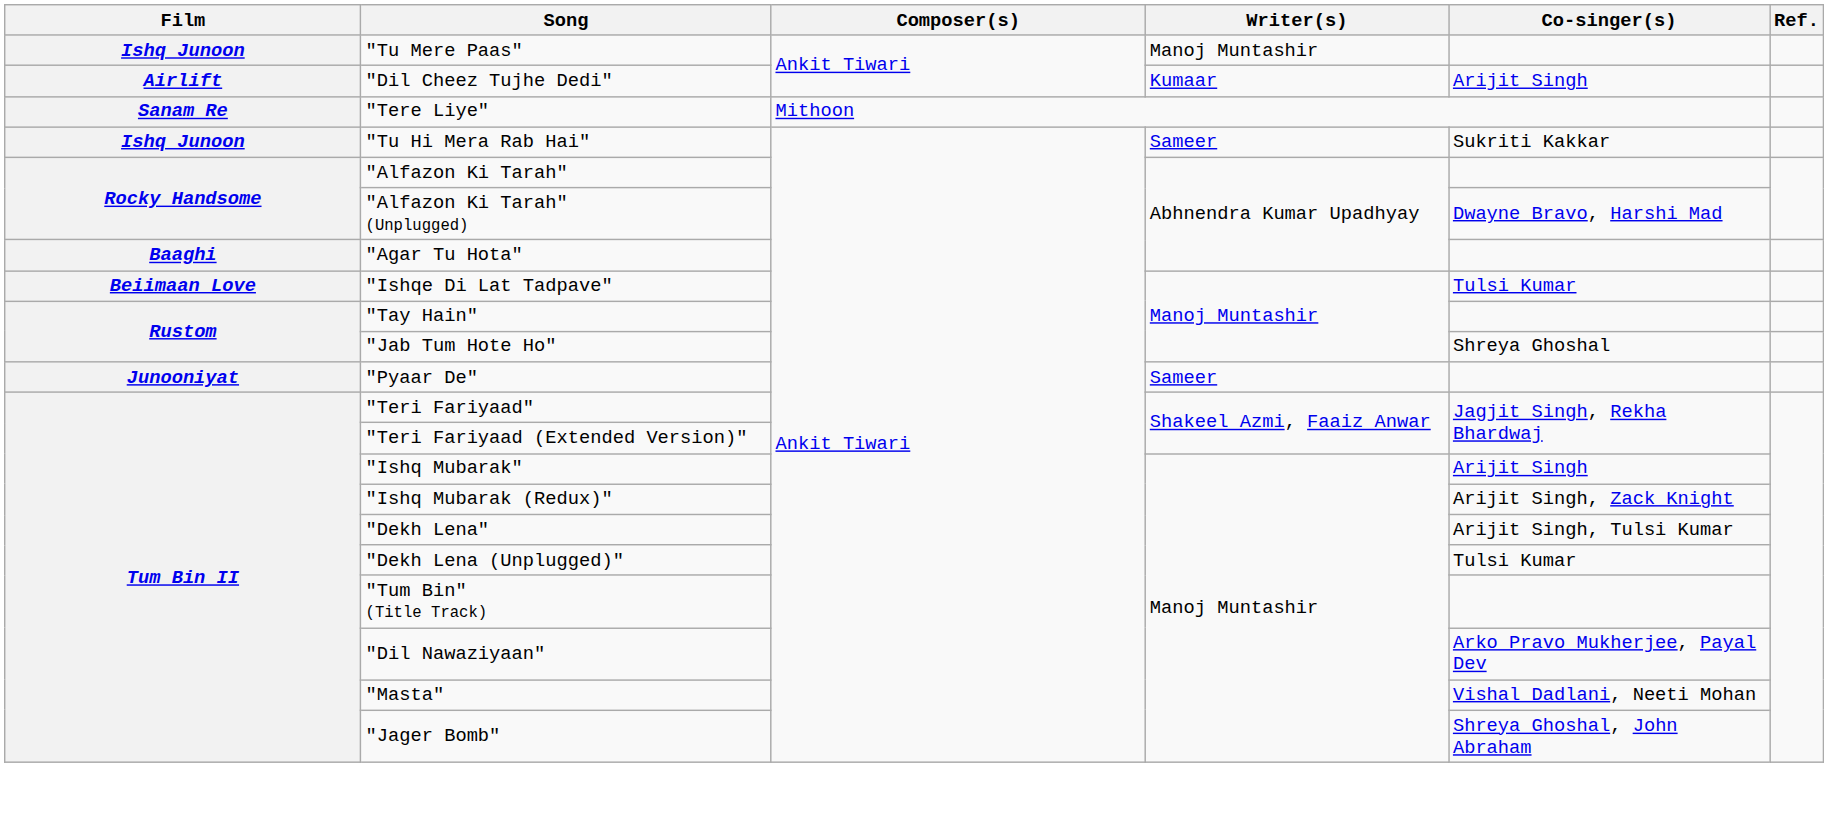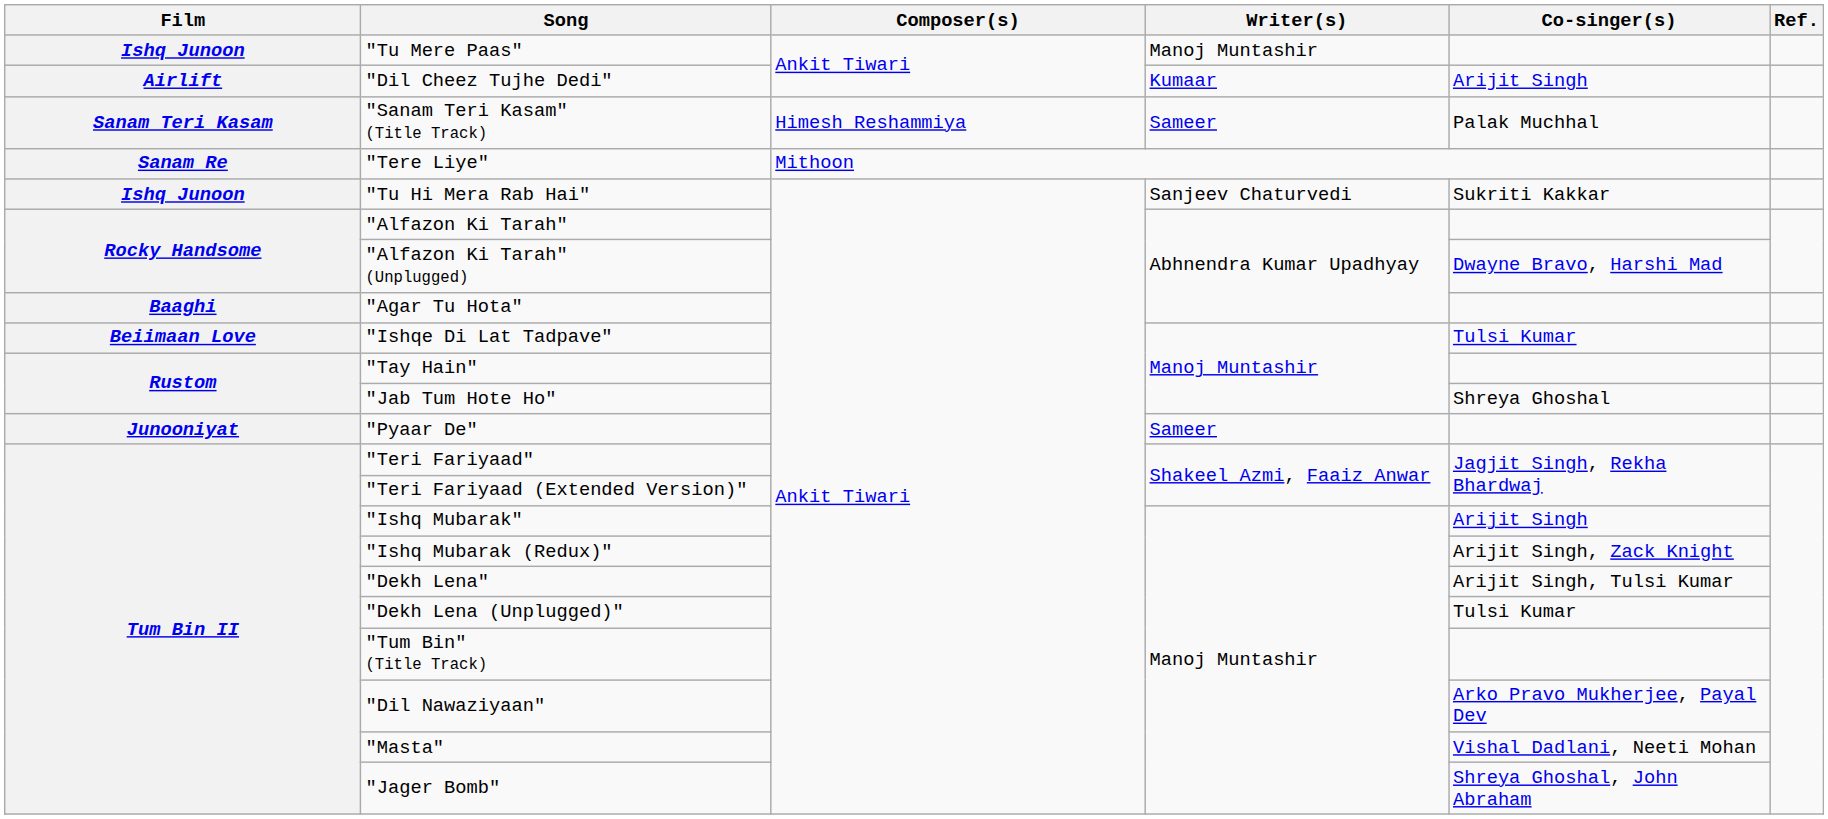+ row: (467, 122)
(1184, 142) Sameer -> (1251, 194) Sanjeev Chaturvedi
